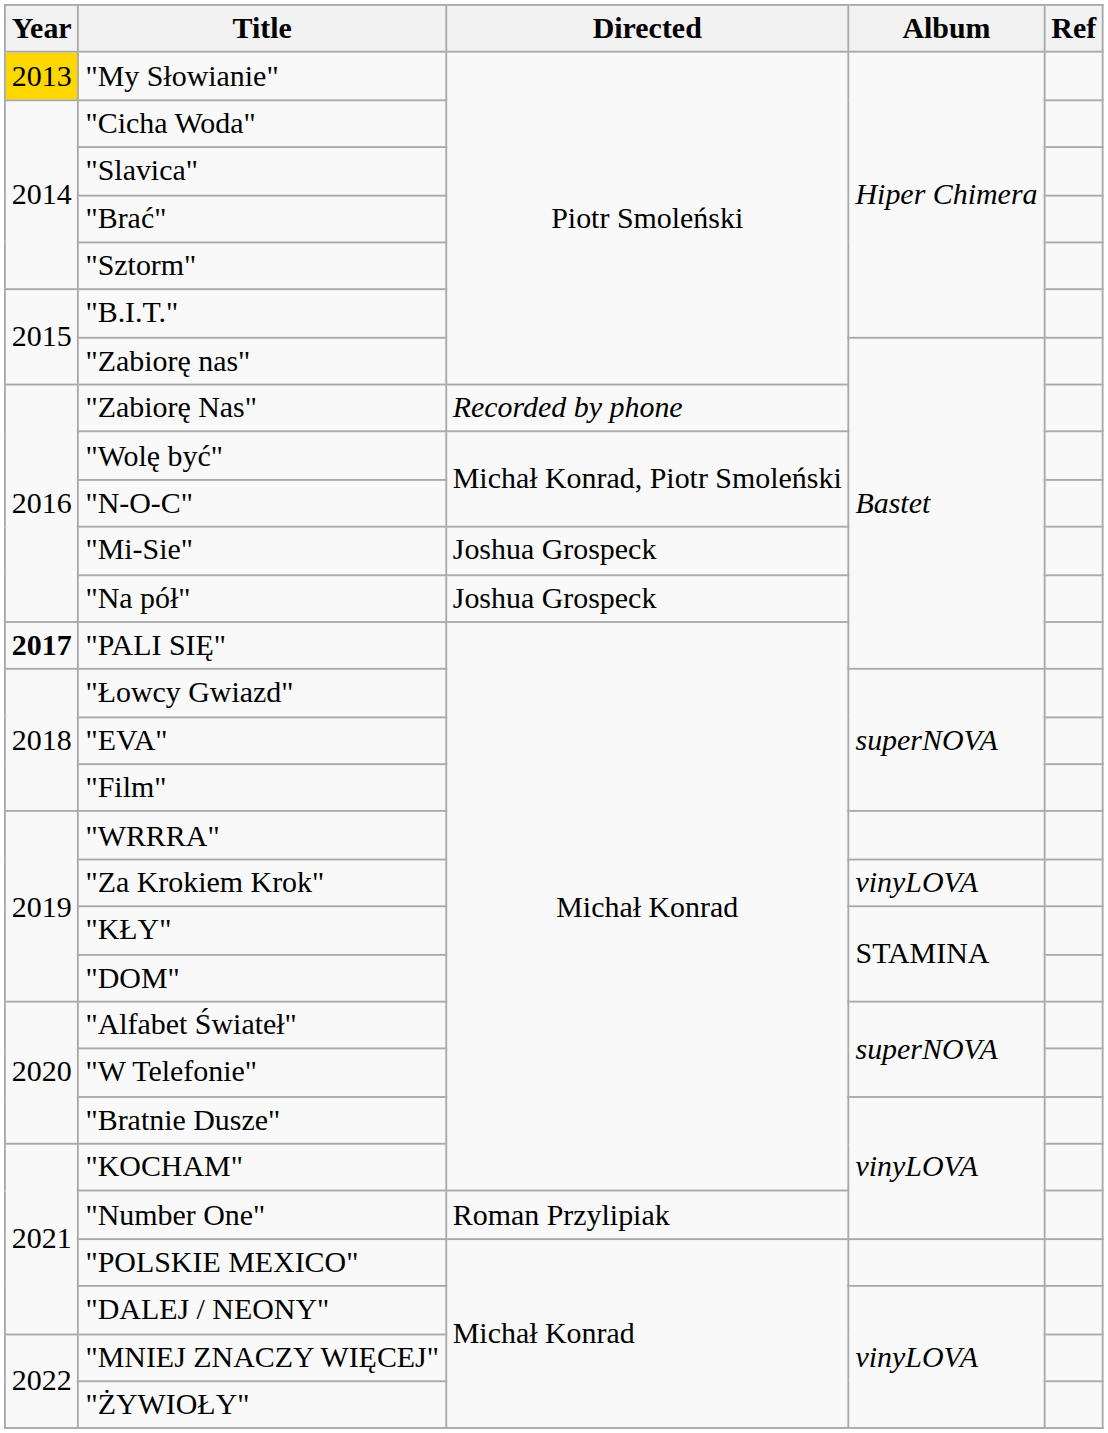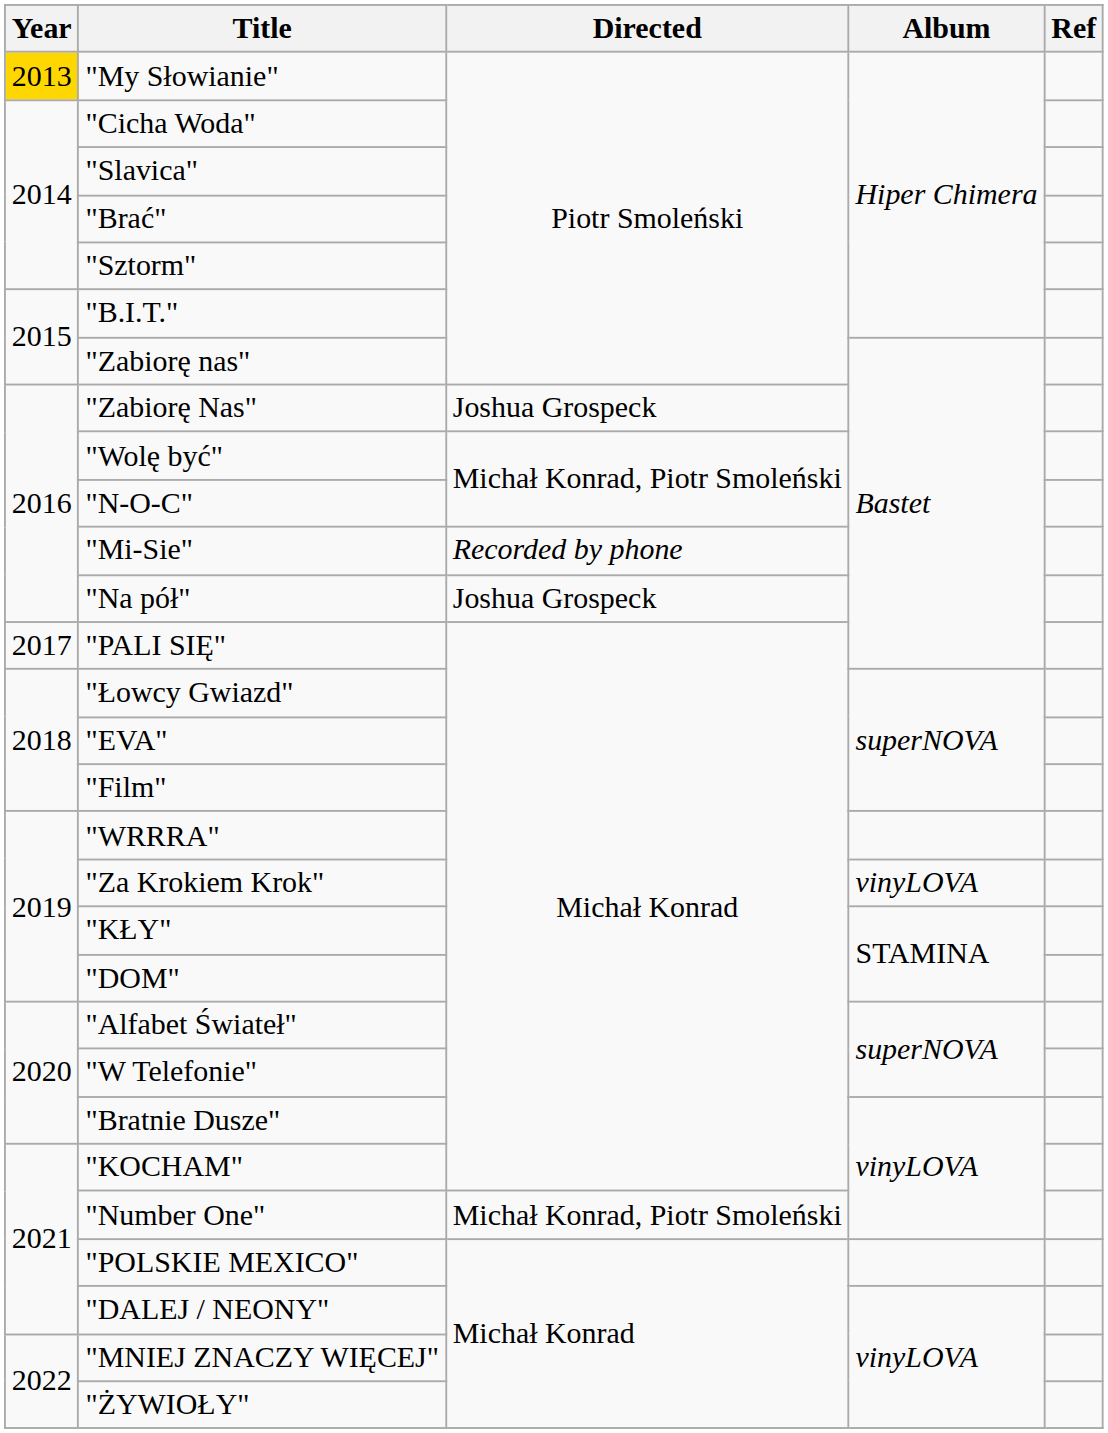(568, 407) Recorded by phone -> (555, 407) Joshua Grospeck
(555, 550) Joshua Grospeck -> (568, 550) Recorded by phone
(42, 645) bold -> (42, 645) normal
(561, 1214) Roman Przylipiak -> (647, 1214) Michał Konrad, Piotr Smoleński
